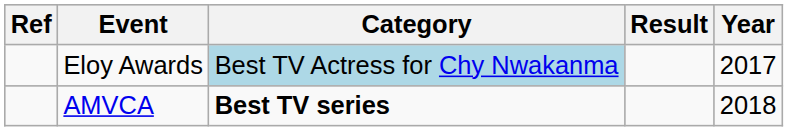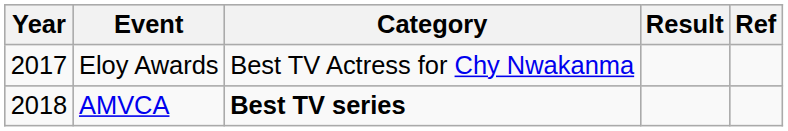columns swapped: (748, 24) <-> (31, 24)
(417, 65) lightblue background -> (432, 65) no background
